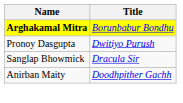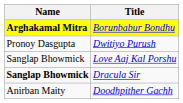+ row: (135, 59)
(46, 59) normal -> (48, 75) bold
